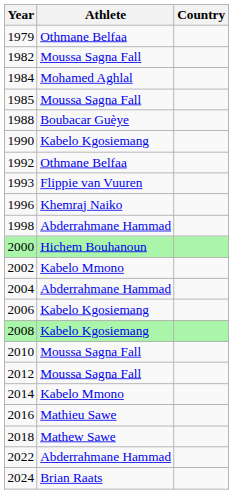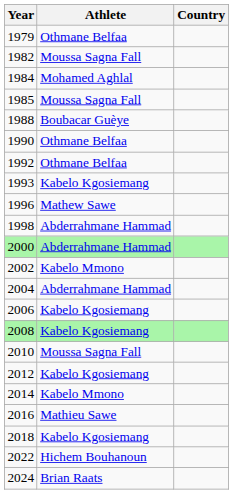(95, 141) Kabelo Kgosiemang -> (83, 141) Othmane Belfaa
(91, 183) Flippie van Vuuren -> (95, 183) Kabelo Kgosiemang
(81, 204) Khemraj Naiko -> (78, 204) Mathew Sawe
(93, 246) Hichem Bouhanoun -> (106, 246) Abderrahmane Hammad
(91, 373) Moussa Sagna Fall -> (95, 373) Kabelo Kgosiemang
(78, 436) Mathew Sawe -> (95, 436) Kabelo Kgosiemang
(106, 457) Abderrahmane Hammad -> (93, 457) Hichem Bouhanoun
